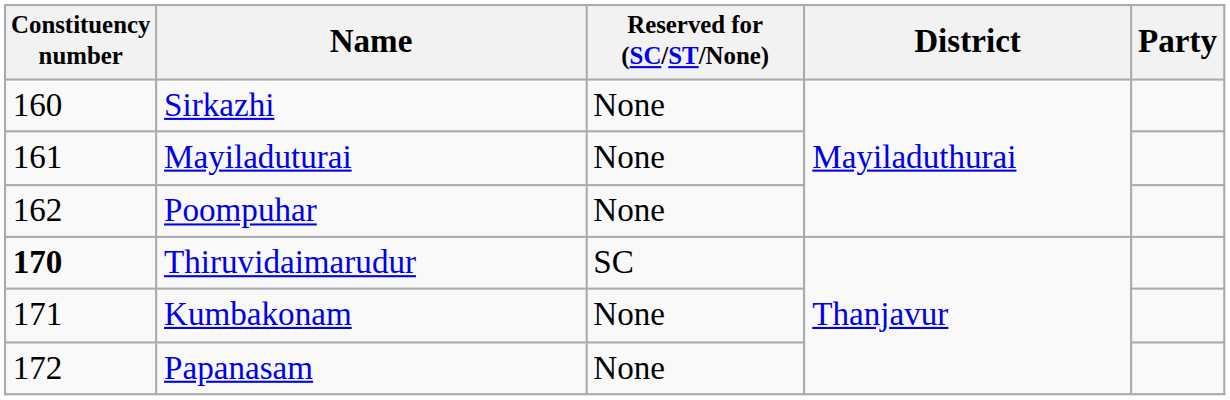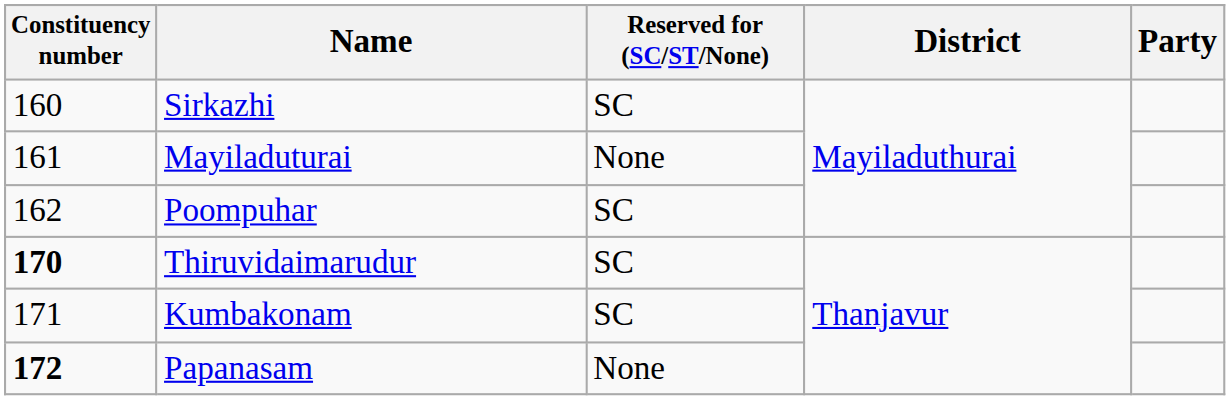(629, 104) None -> (614, 104) SC
(629, 209) None -> (614, 209) SC
(629, 314) None -> (614, 314) SC
(38, 367) normal -> (38, 367) bold
